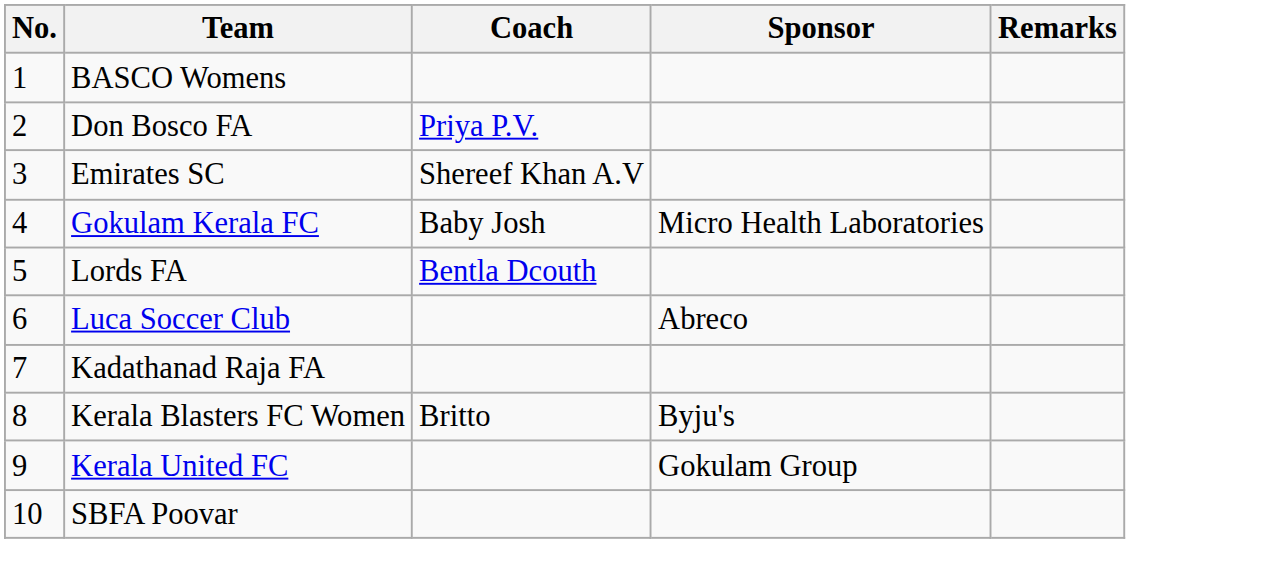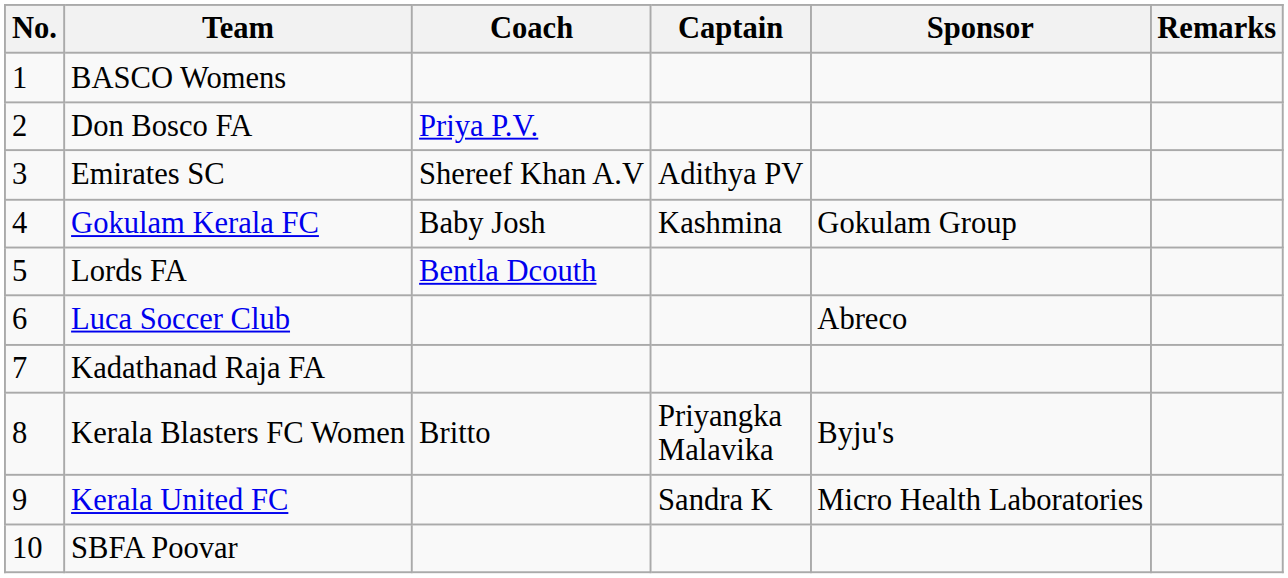+ column: (731, 28)
(821, 222) Micro Health Laboratories -> (917, 222) Gokulam Group
(758, 464) Gokulam Group -> (980, 499) Micro Health Laboratories
